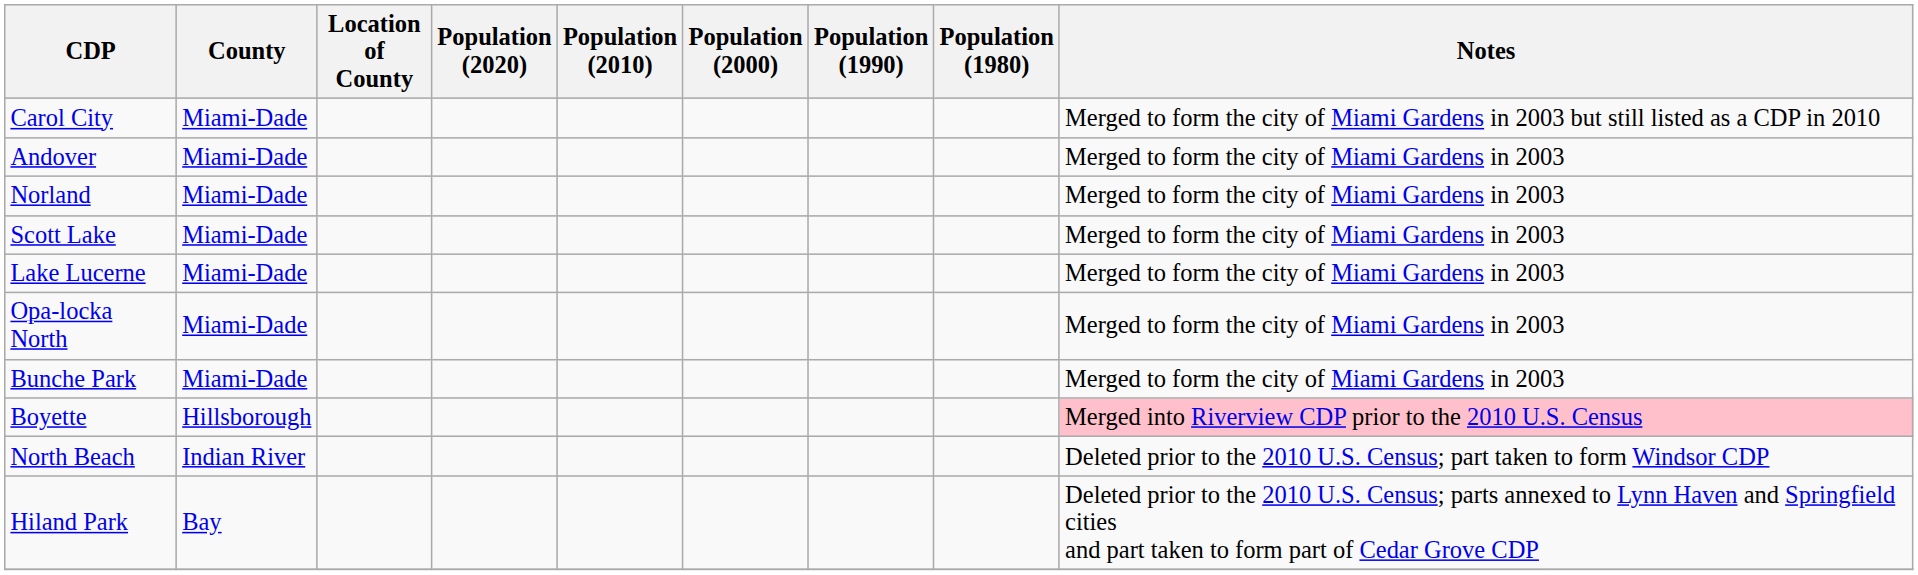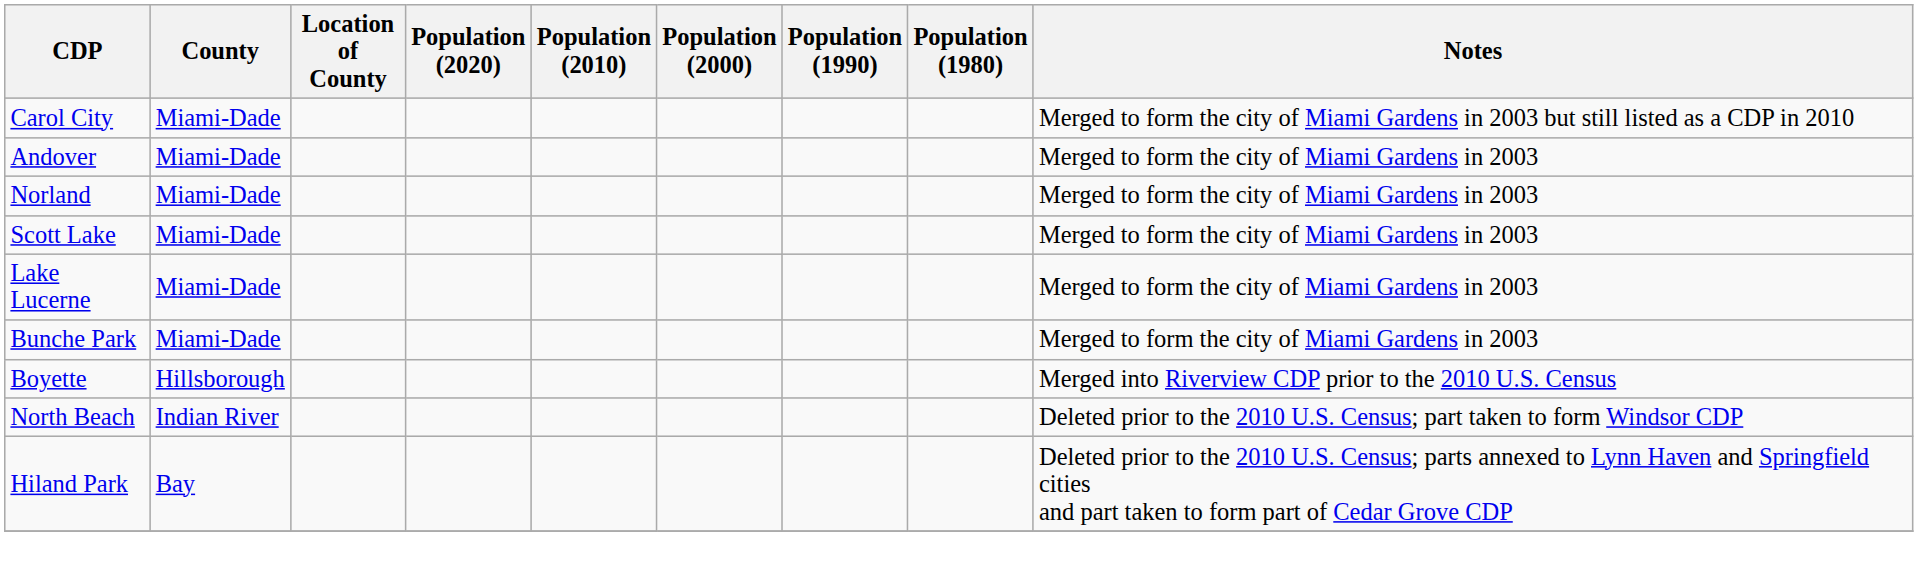- row: (61, 325)
(1354, 417) pink background -> (1328, 378) no background
